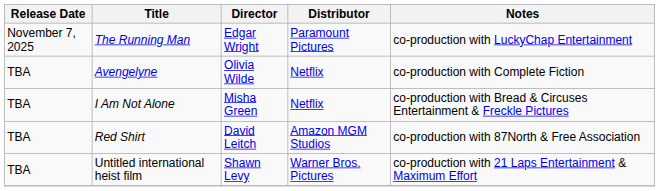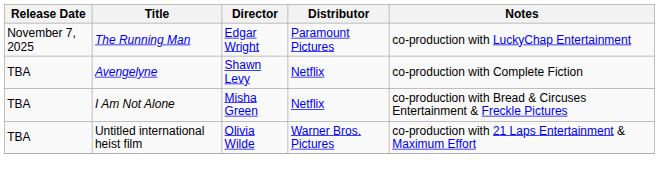(239, 72) Olivia Wilde -> (243, 72) Shawn Levy
- row: (120, 137)
(242, 169) Shawn Levy -> (240, 137) Olivia Wilde
